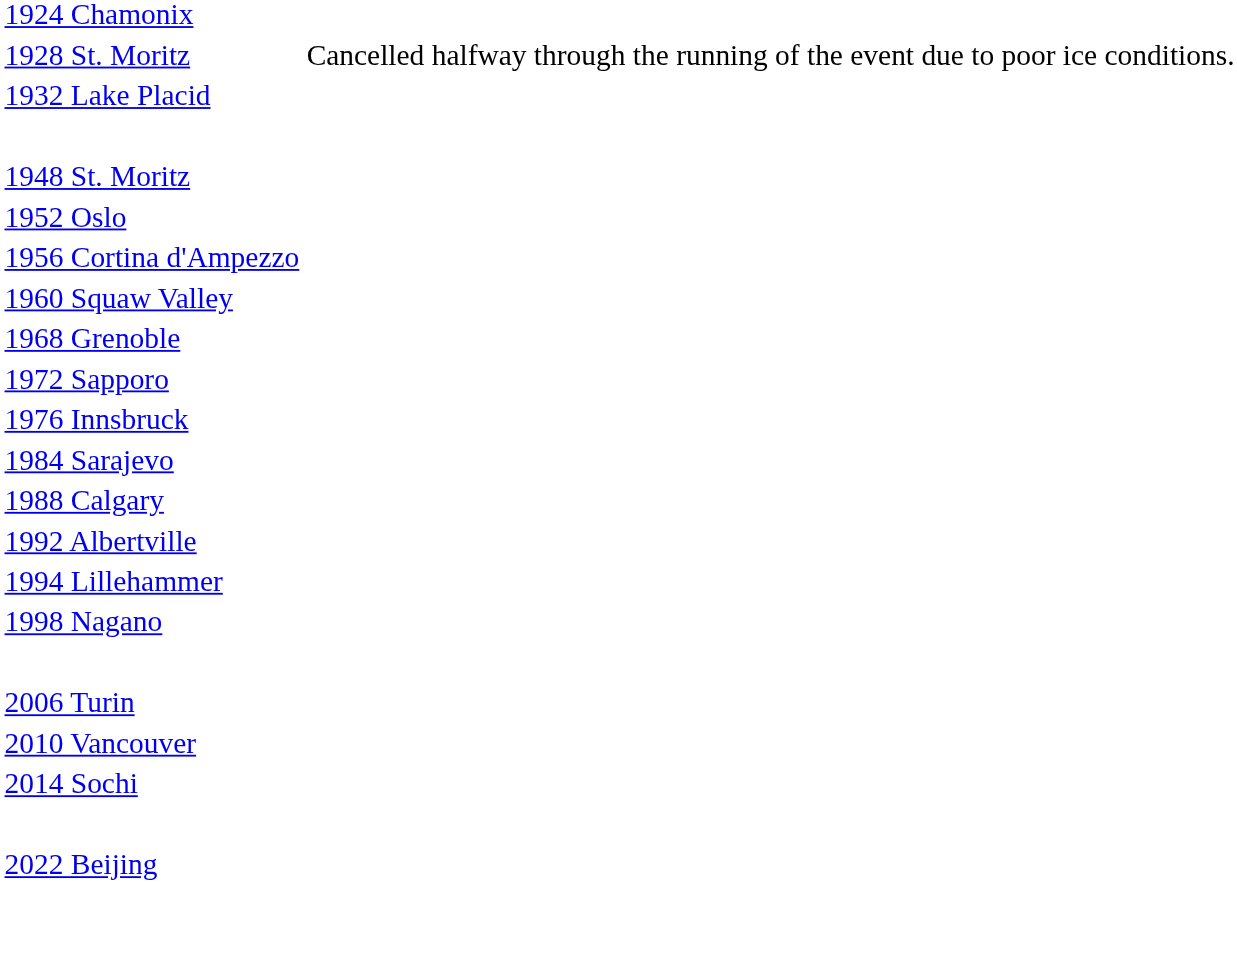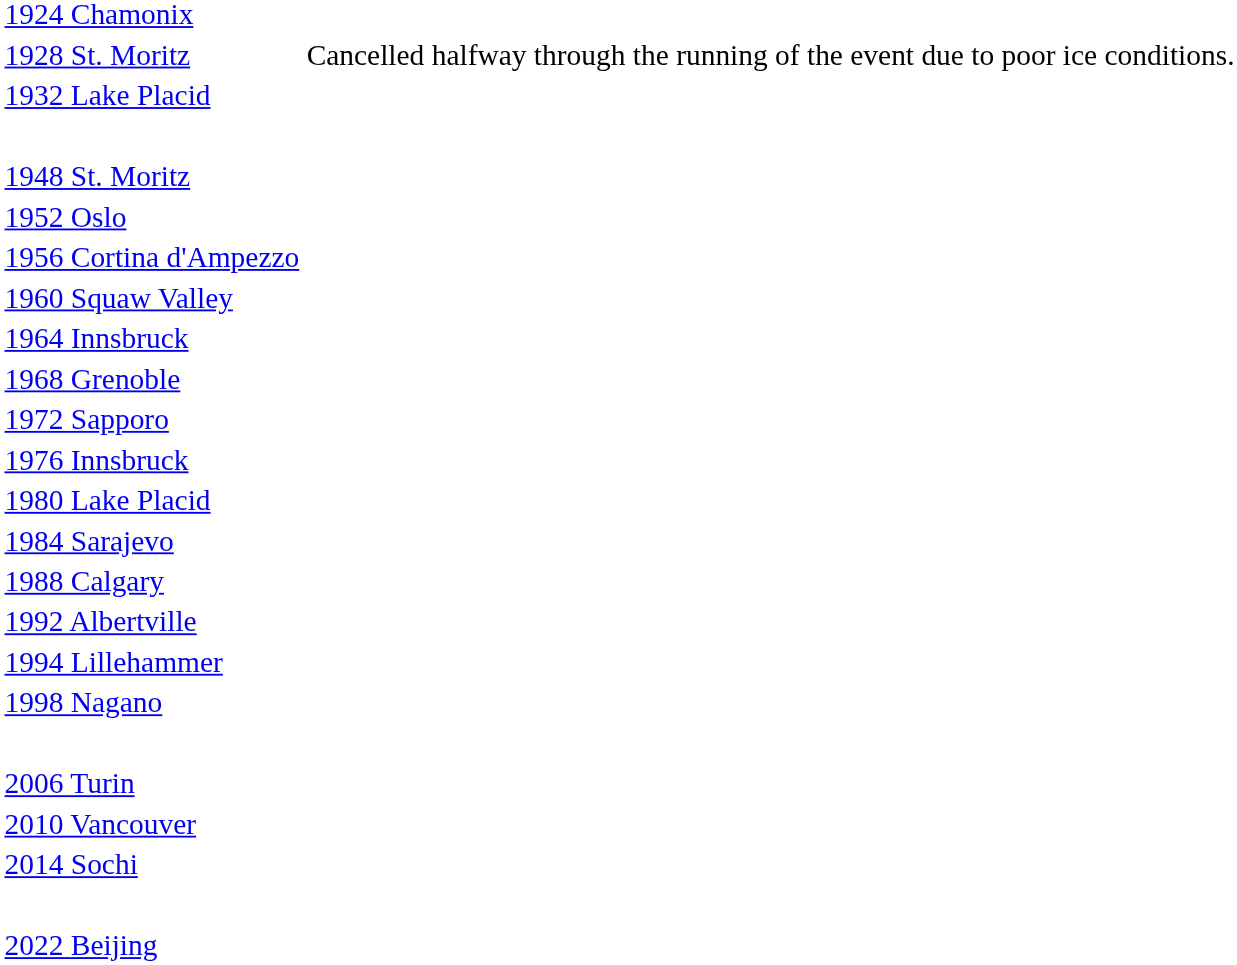+ row: (97, 338)
+ row: (108, 500)
